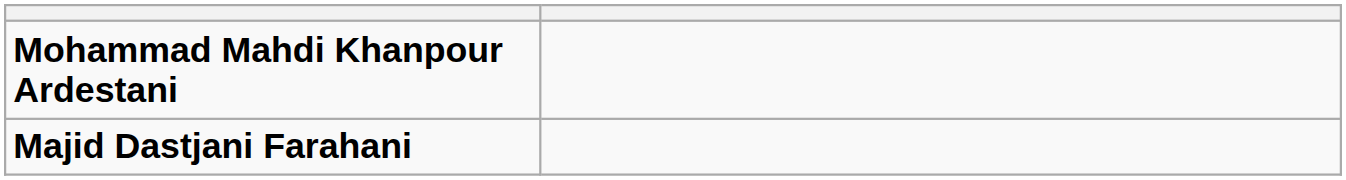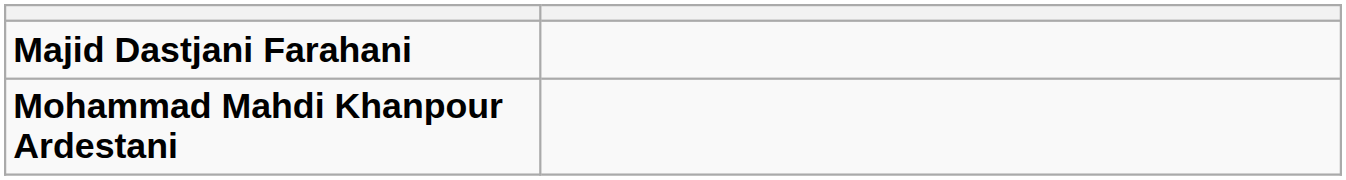rows swapped: (258, 69) <-> (213, 145)
